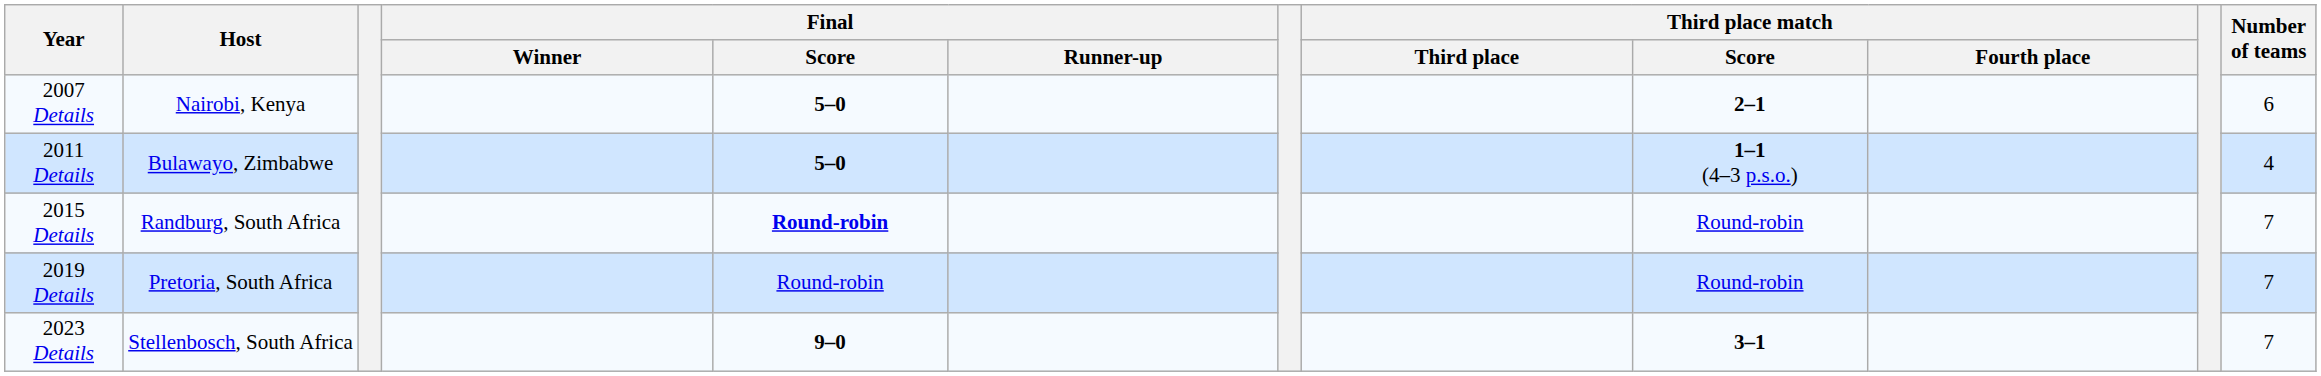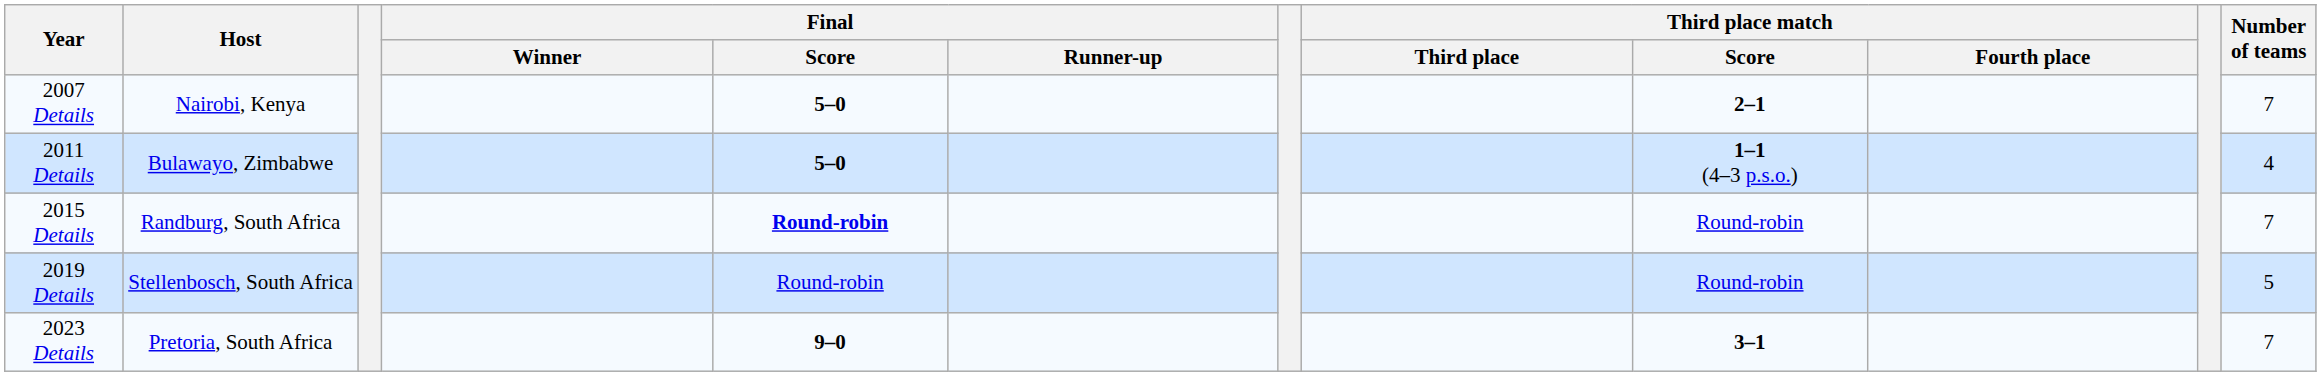(2269, 103) 6 -> (2269, 103) 7
(241, 282) Pretoria, South Africa -> (241, 282) Stellenbosch, South Africa
(2269, 282) 7 -> (2269, 282) 5
(241, 341) Stellenbosch, South Africa -> (241, 341) Pretoria, South Africa
